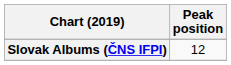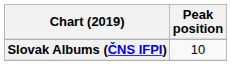(198, 49) 12 -> (198, 49) 10
